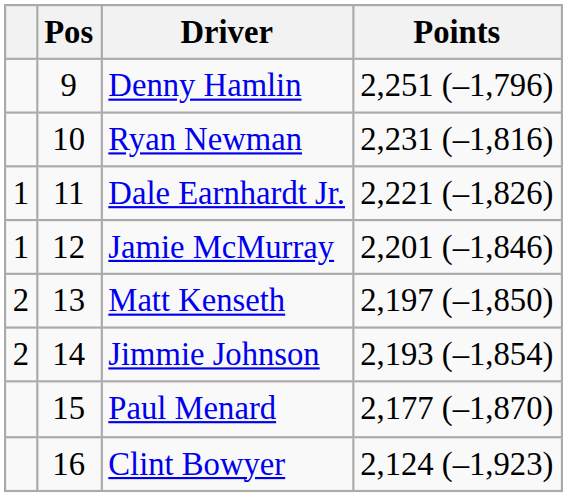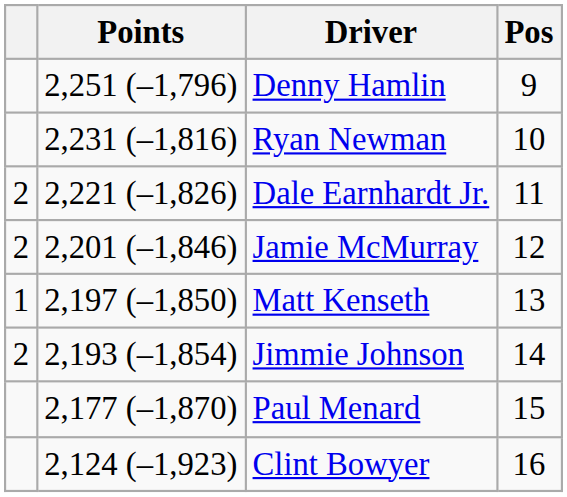columns swapped: (69, 31) <-> (457, 31)
(21, 193) 1 -> (21, 193) 2
(21, 247) 1 -> (21, 247) 2
(21, 301) 2 -> (21, 301) 1
